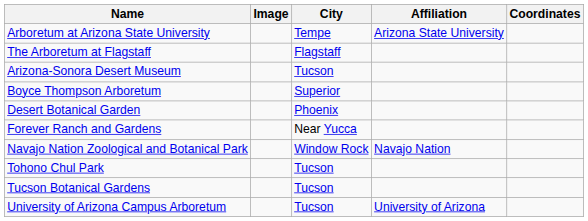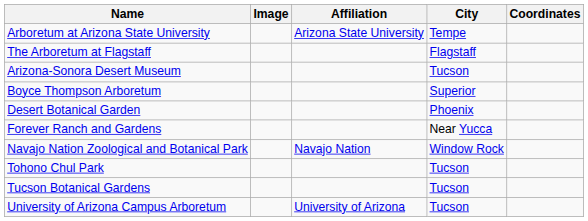columns swapped: (439, 14) <-> (331, 14)
